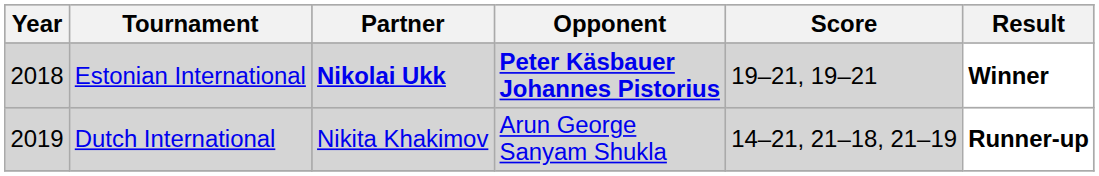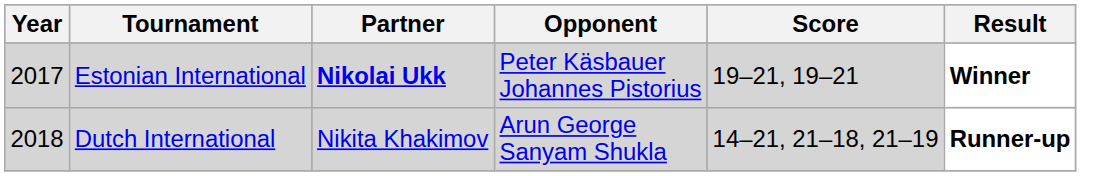(37, 75) 2018 -> (37, 75) 2017
(610, 75) bold -> (600, 75) normal
(37, 139) 2019 -> (37, 139) 2018
